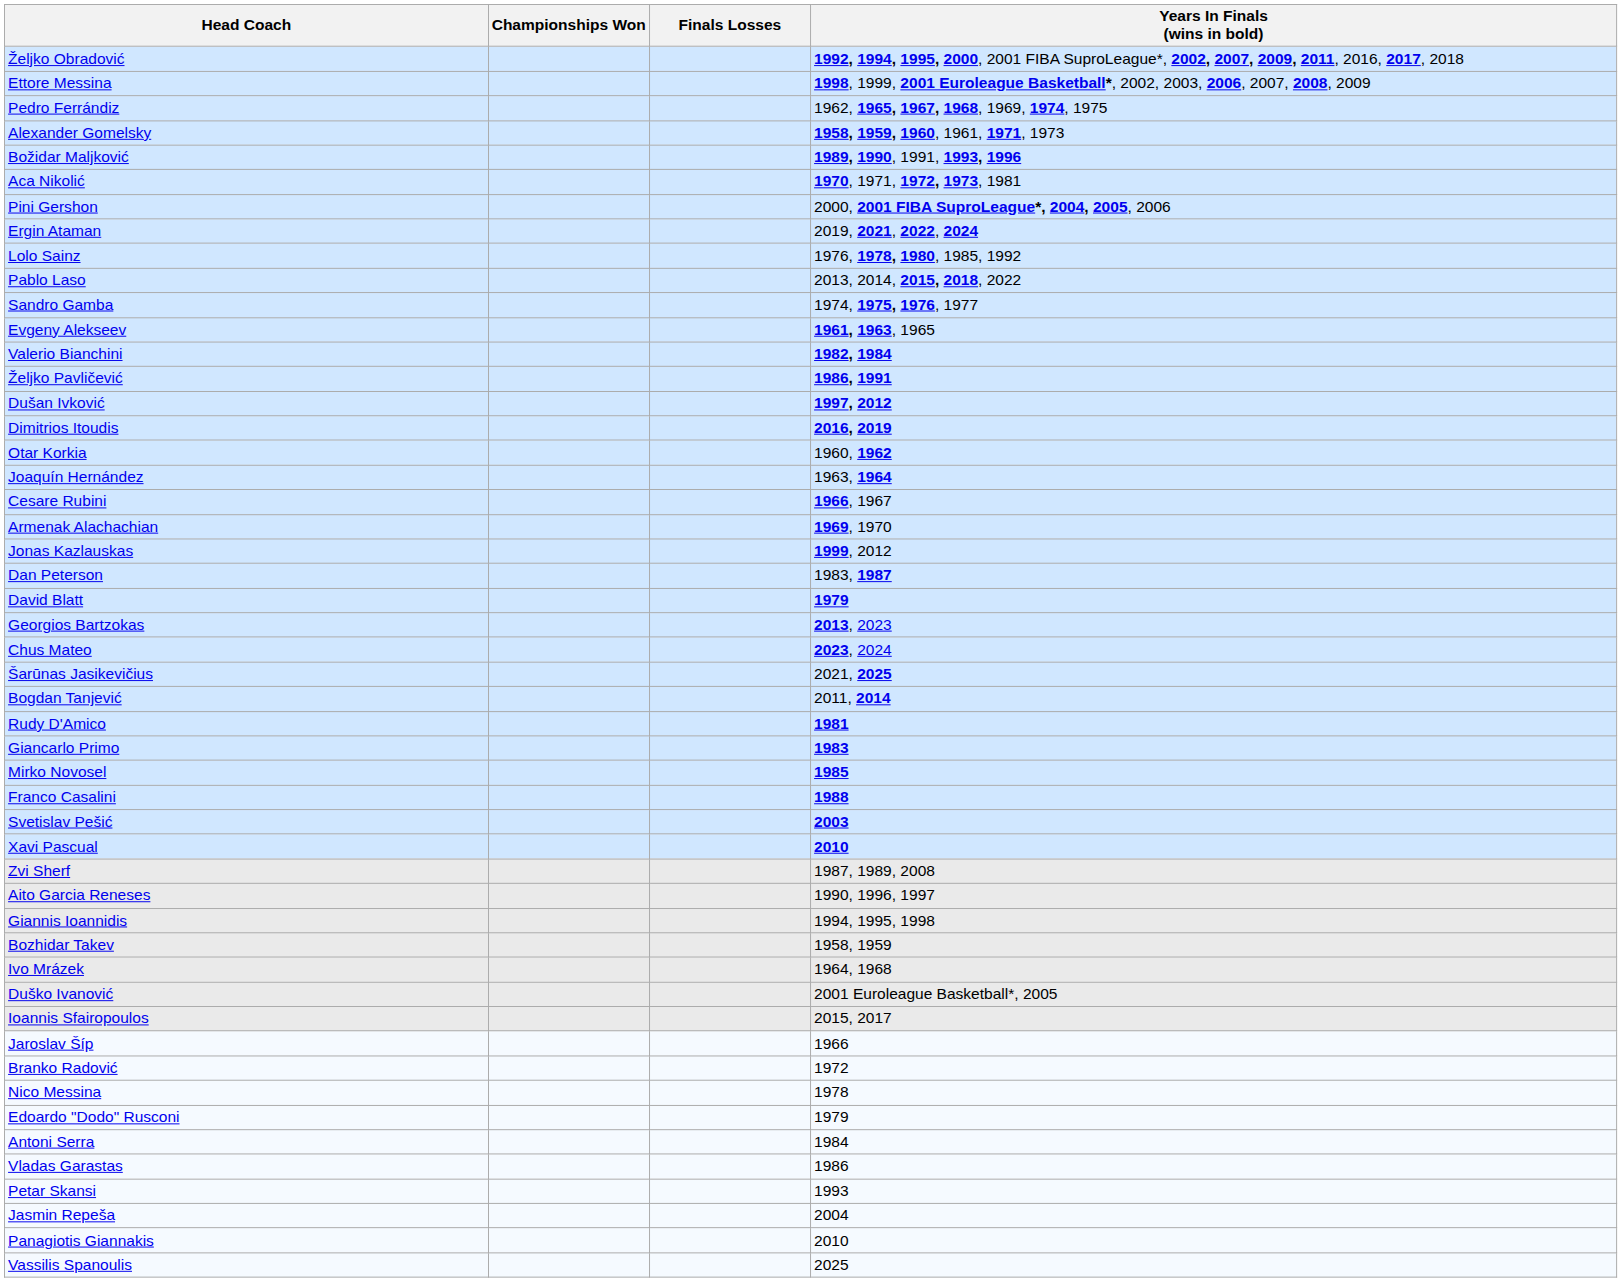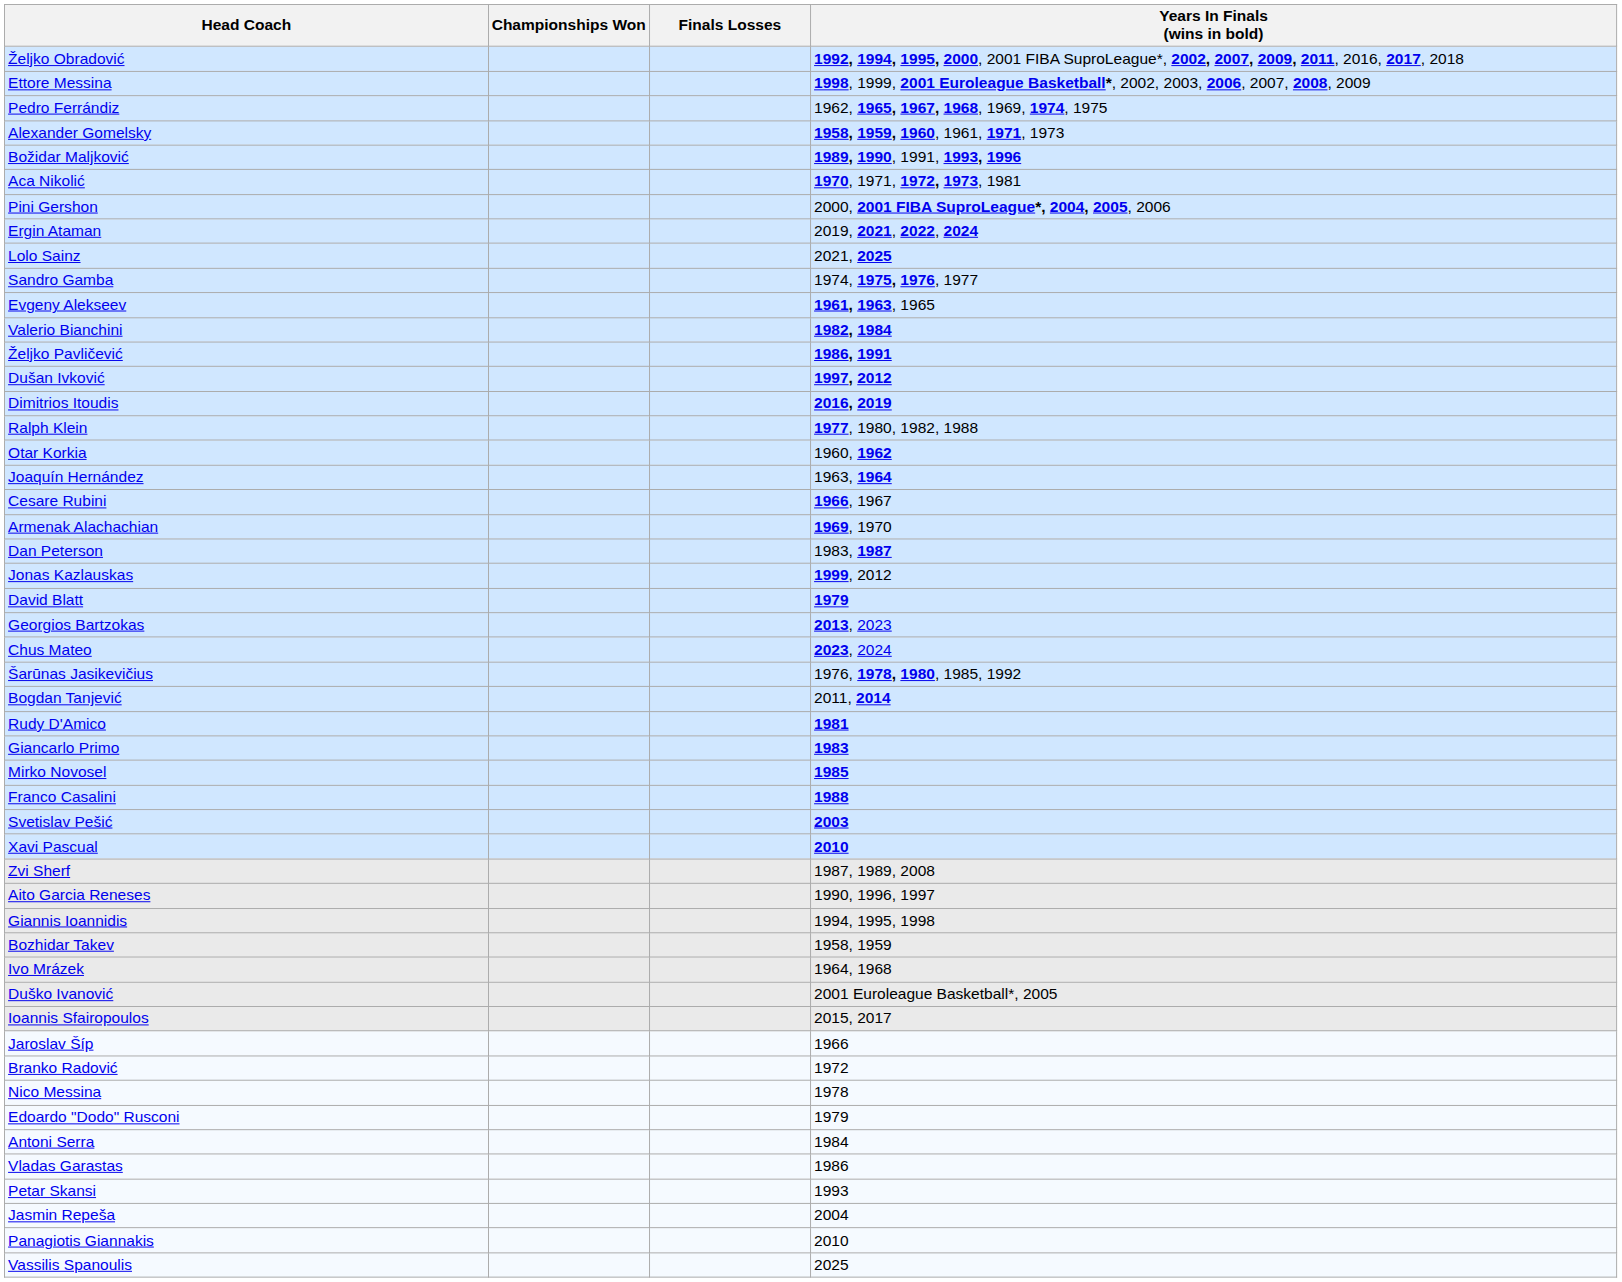(918, 255) 1976, 1978, 1980, 1985, 1992 -> (853, 255) 2021, 2025
- row: (47, 280)
+ row: (48, 428)
rows swapped: (56, 575) <-> (71, 551)
(853, 674) 2021, 2025 -> (918, 674) 1976, 1978, 1980, 1985, 1992
